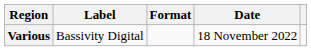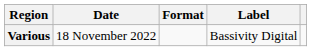columns swapped: (247, 14) <-> (100, 14)
